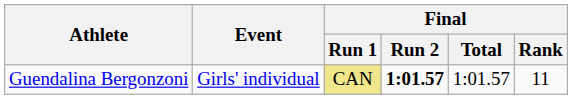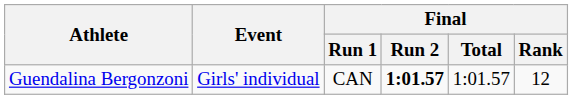(353, 79) khaki background -> (353, 79) no background
(541, 79) 11 -> (541, 79) 12
